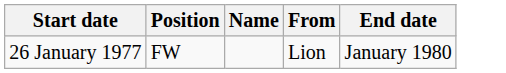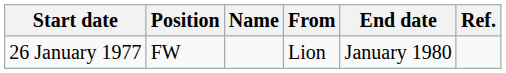+ column: (479, 20)
